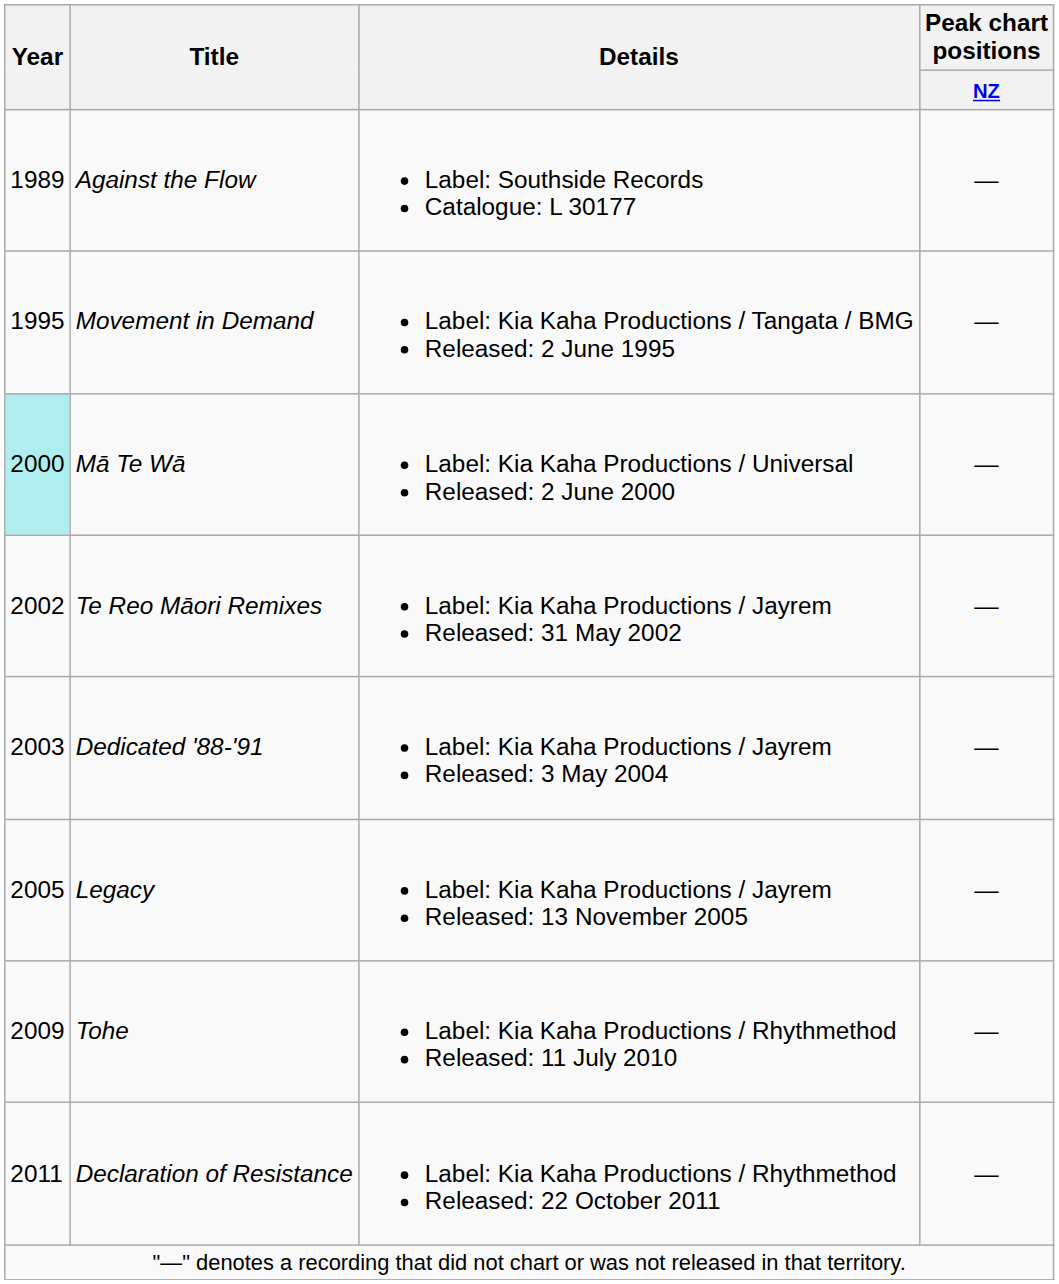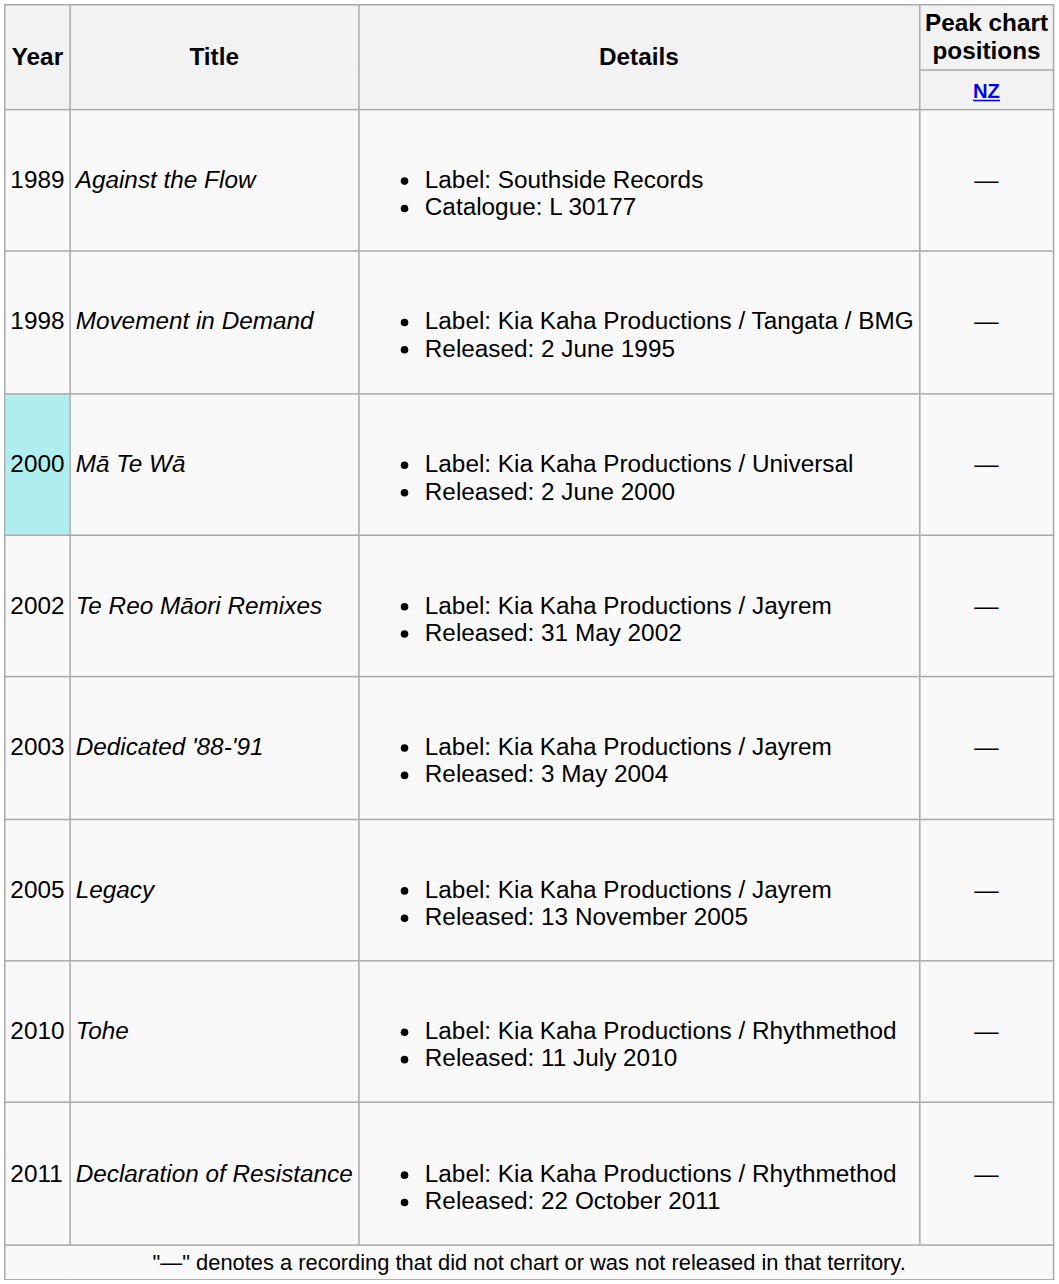(37, 321) 1995 -> (37, 321) 1998
(37, 1031) 2009 -> (37, 1031) 2010
